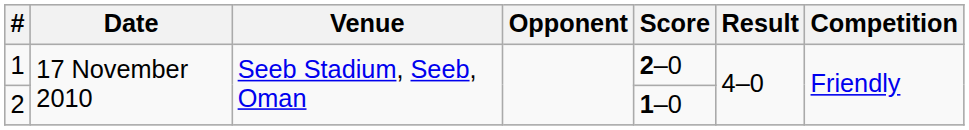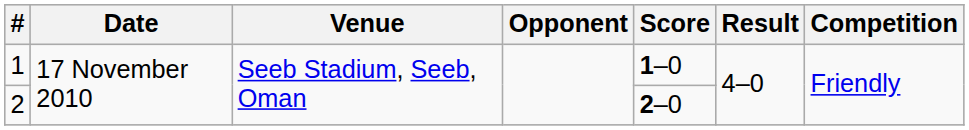(661, 64) 2–0 -> (661, 64) 1–0
(661, 104) 1–0 -> (661, 104) 2–0
